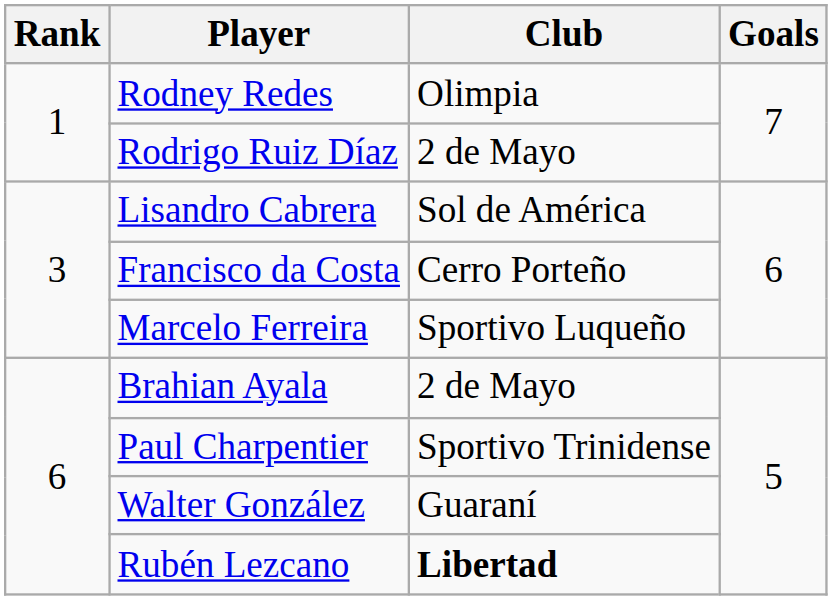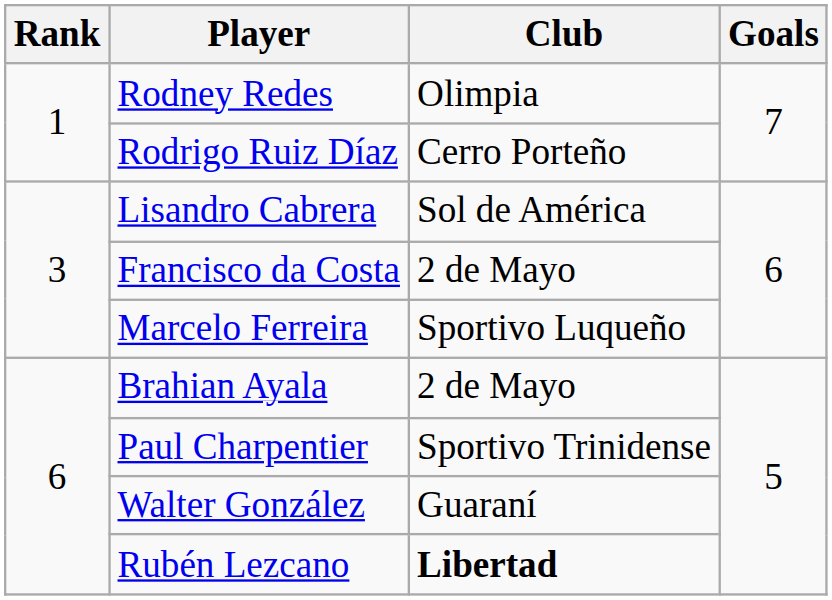(496, 151) 2 de Mayo -> (522, 151) Cerro Porteño
(522, 269) Cerro Porteño -> (496, 269) 2 de Mayo
